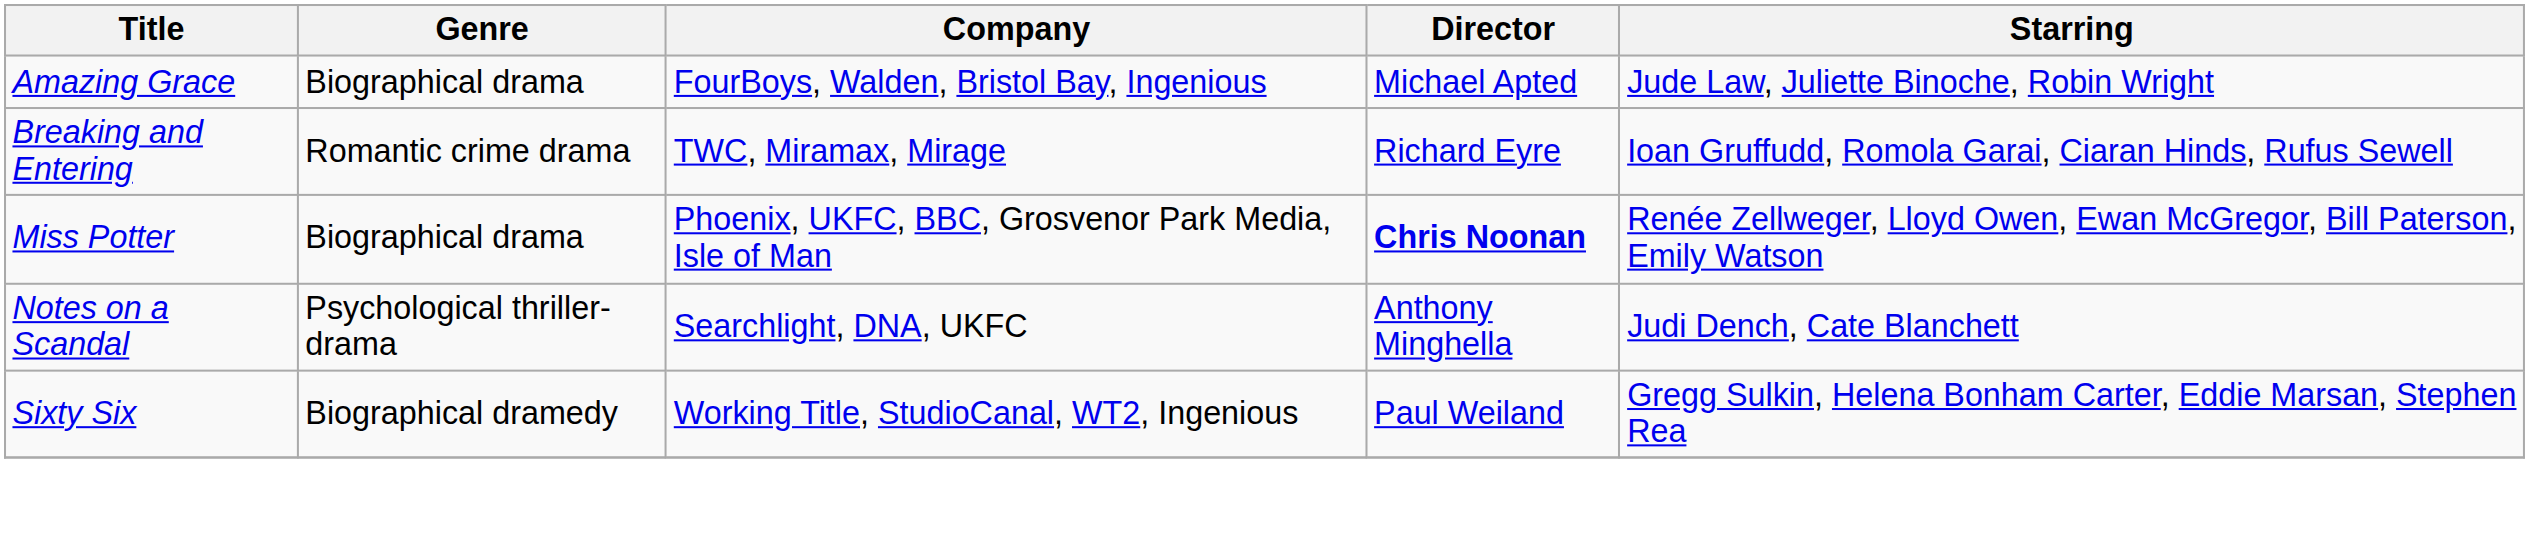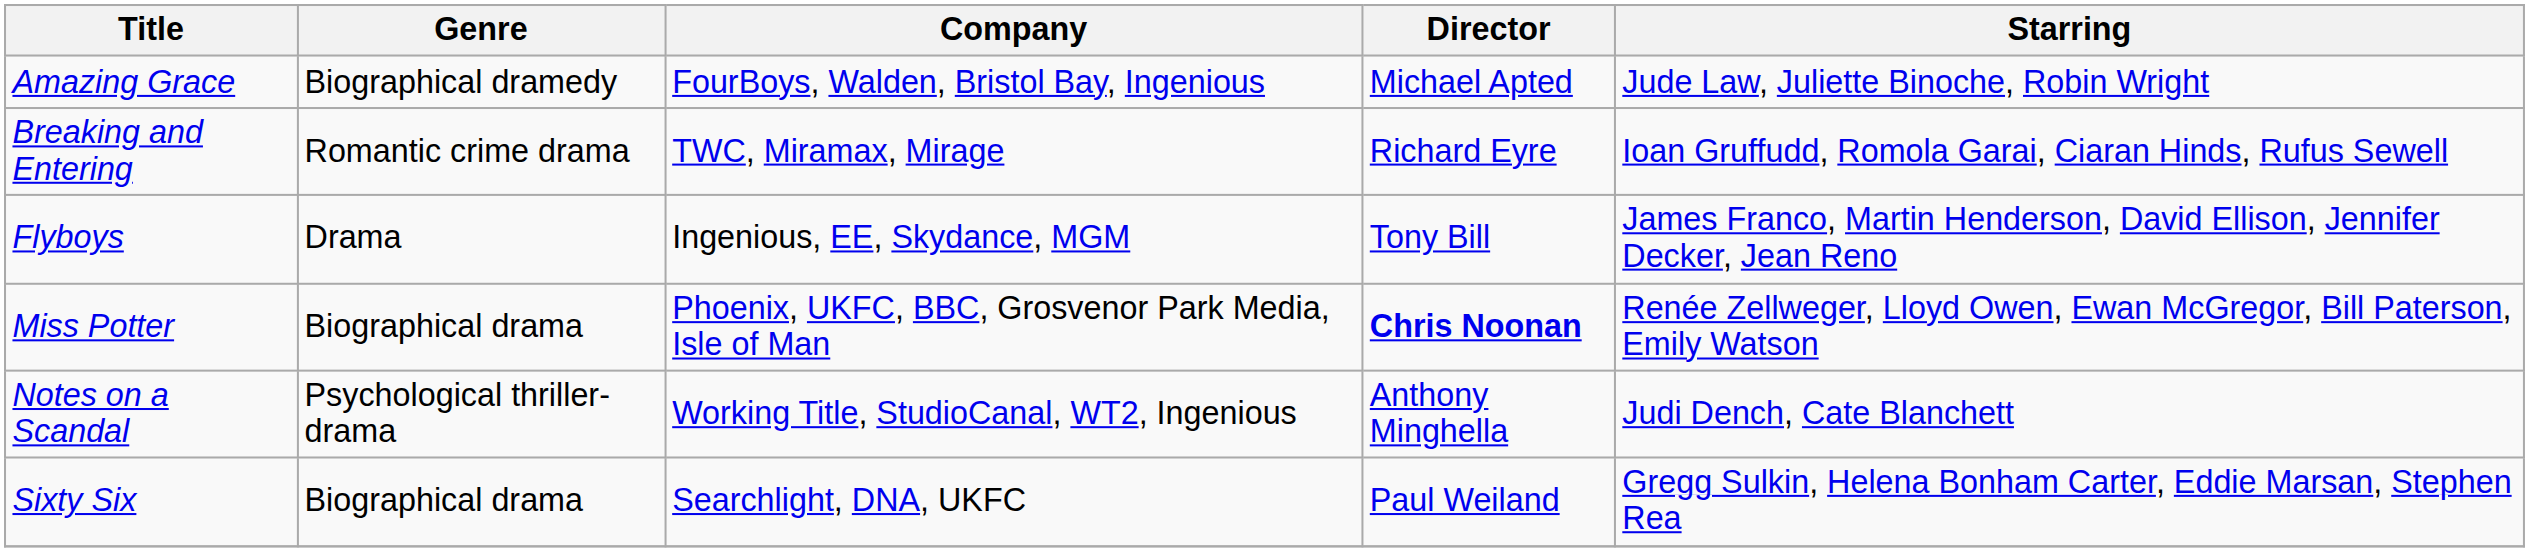(445, 81) Biographical drama -> (461, 81) Biographical dramedy
+ row: (68, 238)
(851, 326) Searchlight, DNA, UKFC -> (984, 413) Working Title, StudioCanal, WT2, Ingenious
(462, 413) Biographical dramedy -> (444, 501) Biographical drama
(986, 413) Working Title, StudioCanal, WT2, Ingenious -> (849, 501) Searchlight, DNA, UKFC
